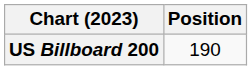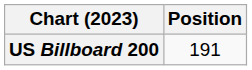(205, 49) 190 -> (205, 49) 191
